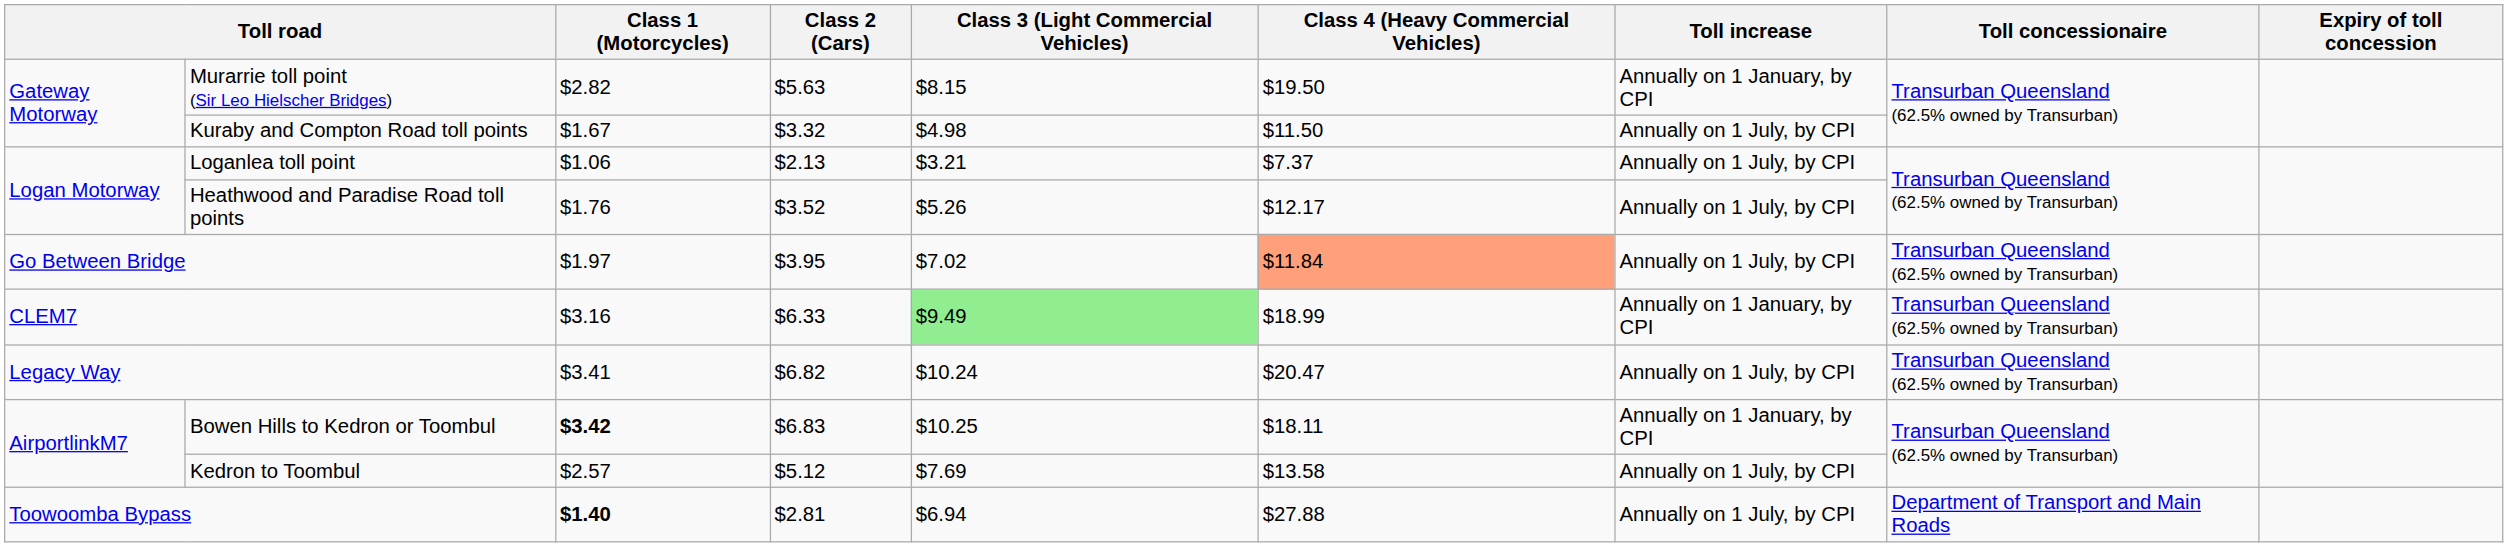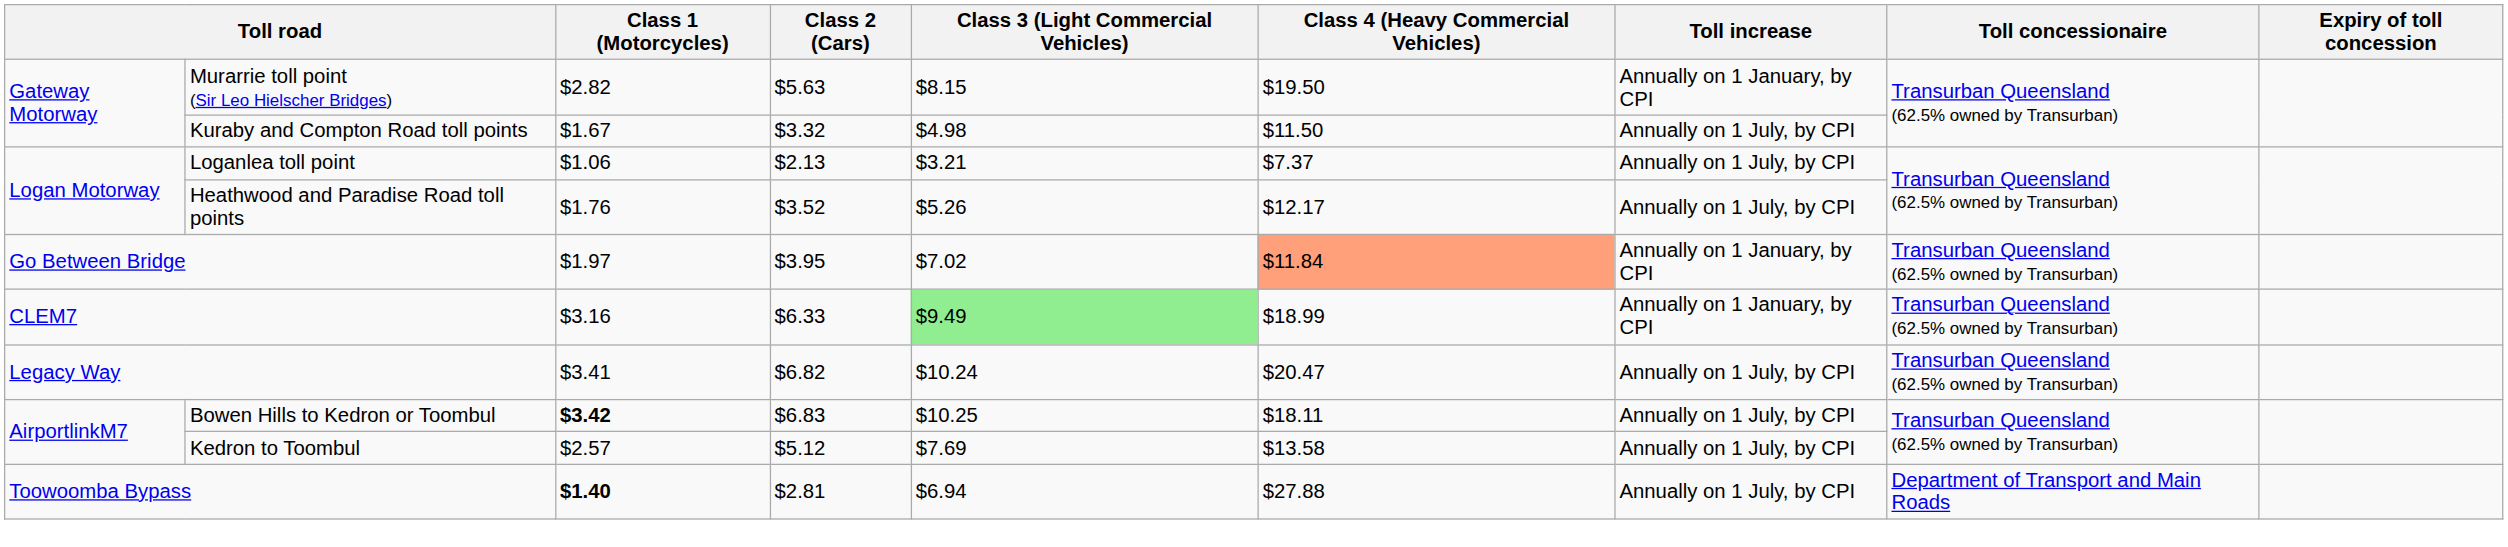(1737, 261) Annually on 1 July, by CPI -> (1736, 261) Annually on 1 January, by CPI
(1736, 427) Annually on 1 January, by CPI -> (1737, 415) Annually on 1 July, by CPI
